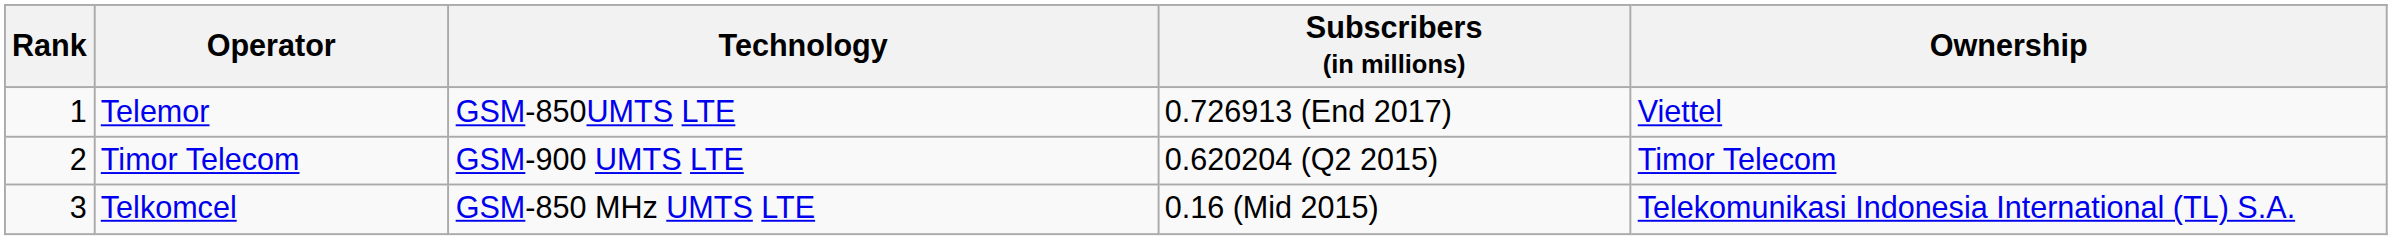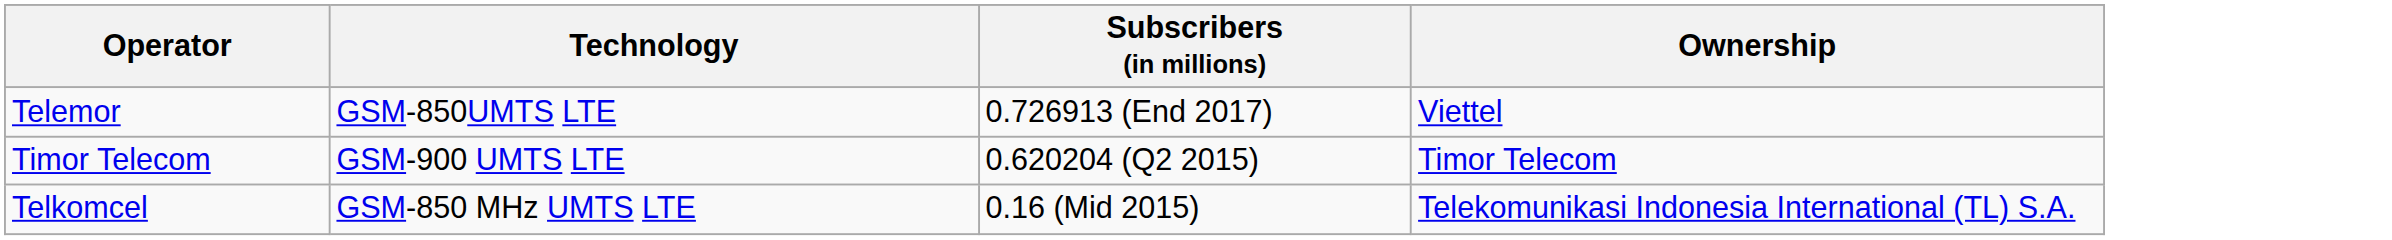- column: (49, 45)
